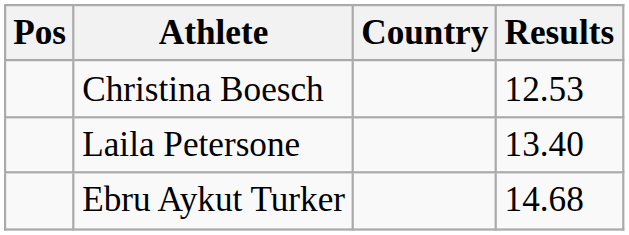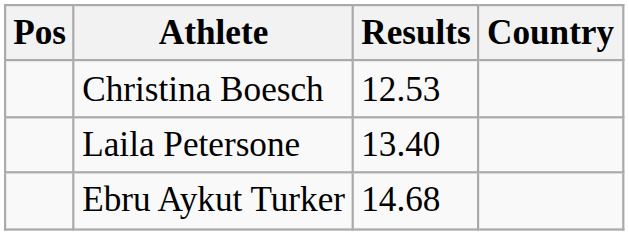columns swapped: (425, 32) <-> (559, 32)
